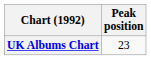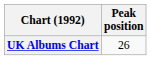(124, 45) 23 -> (124, 45) 26
